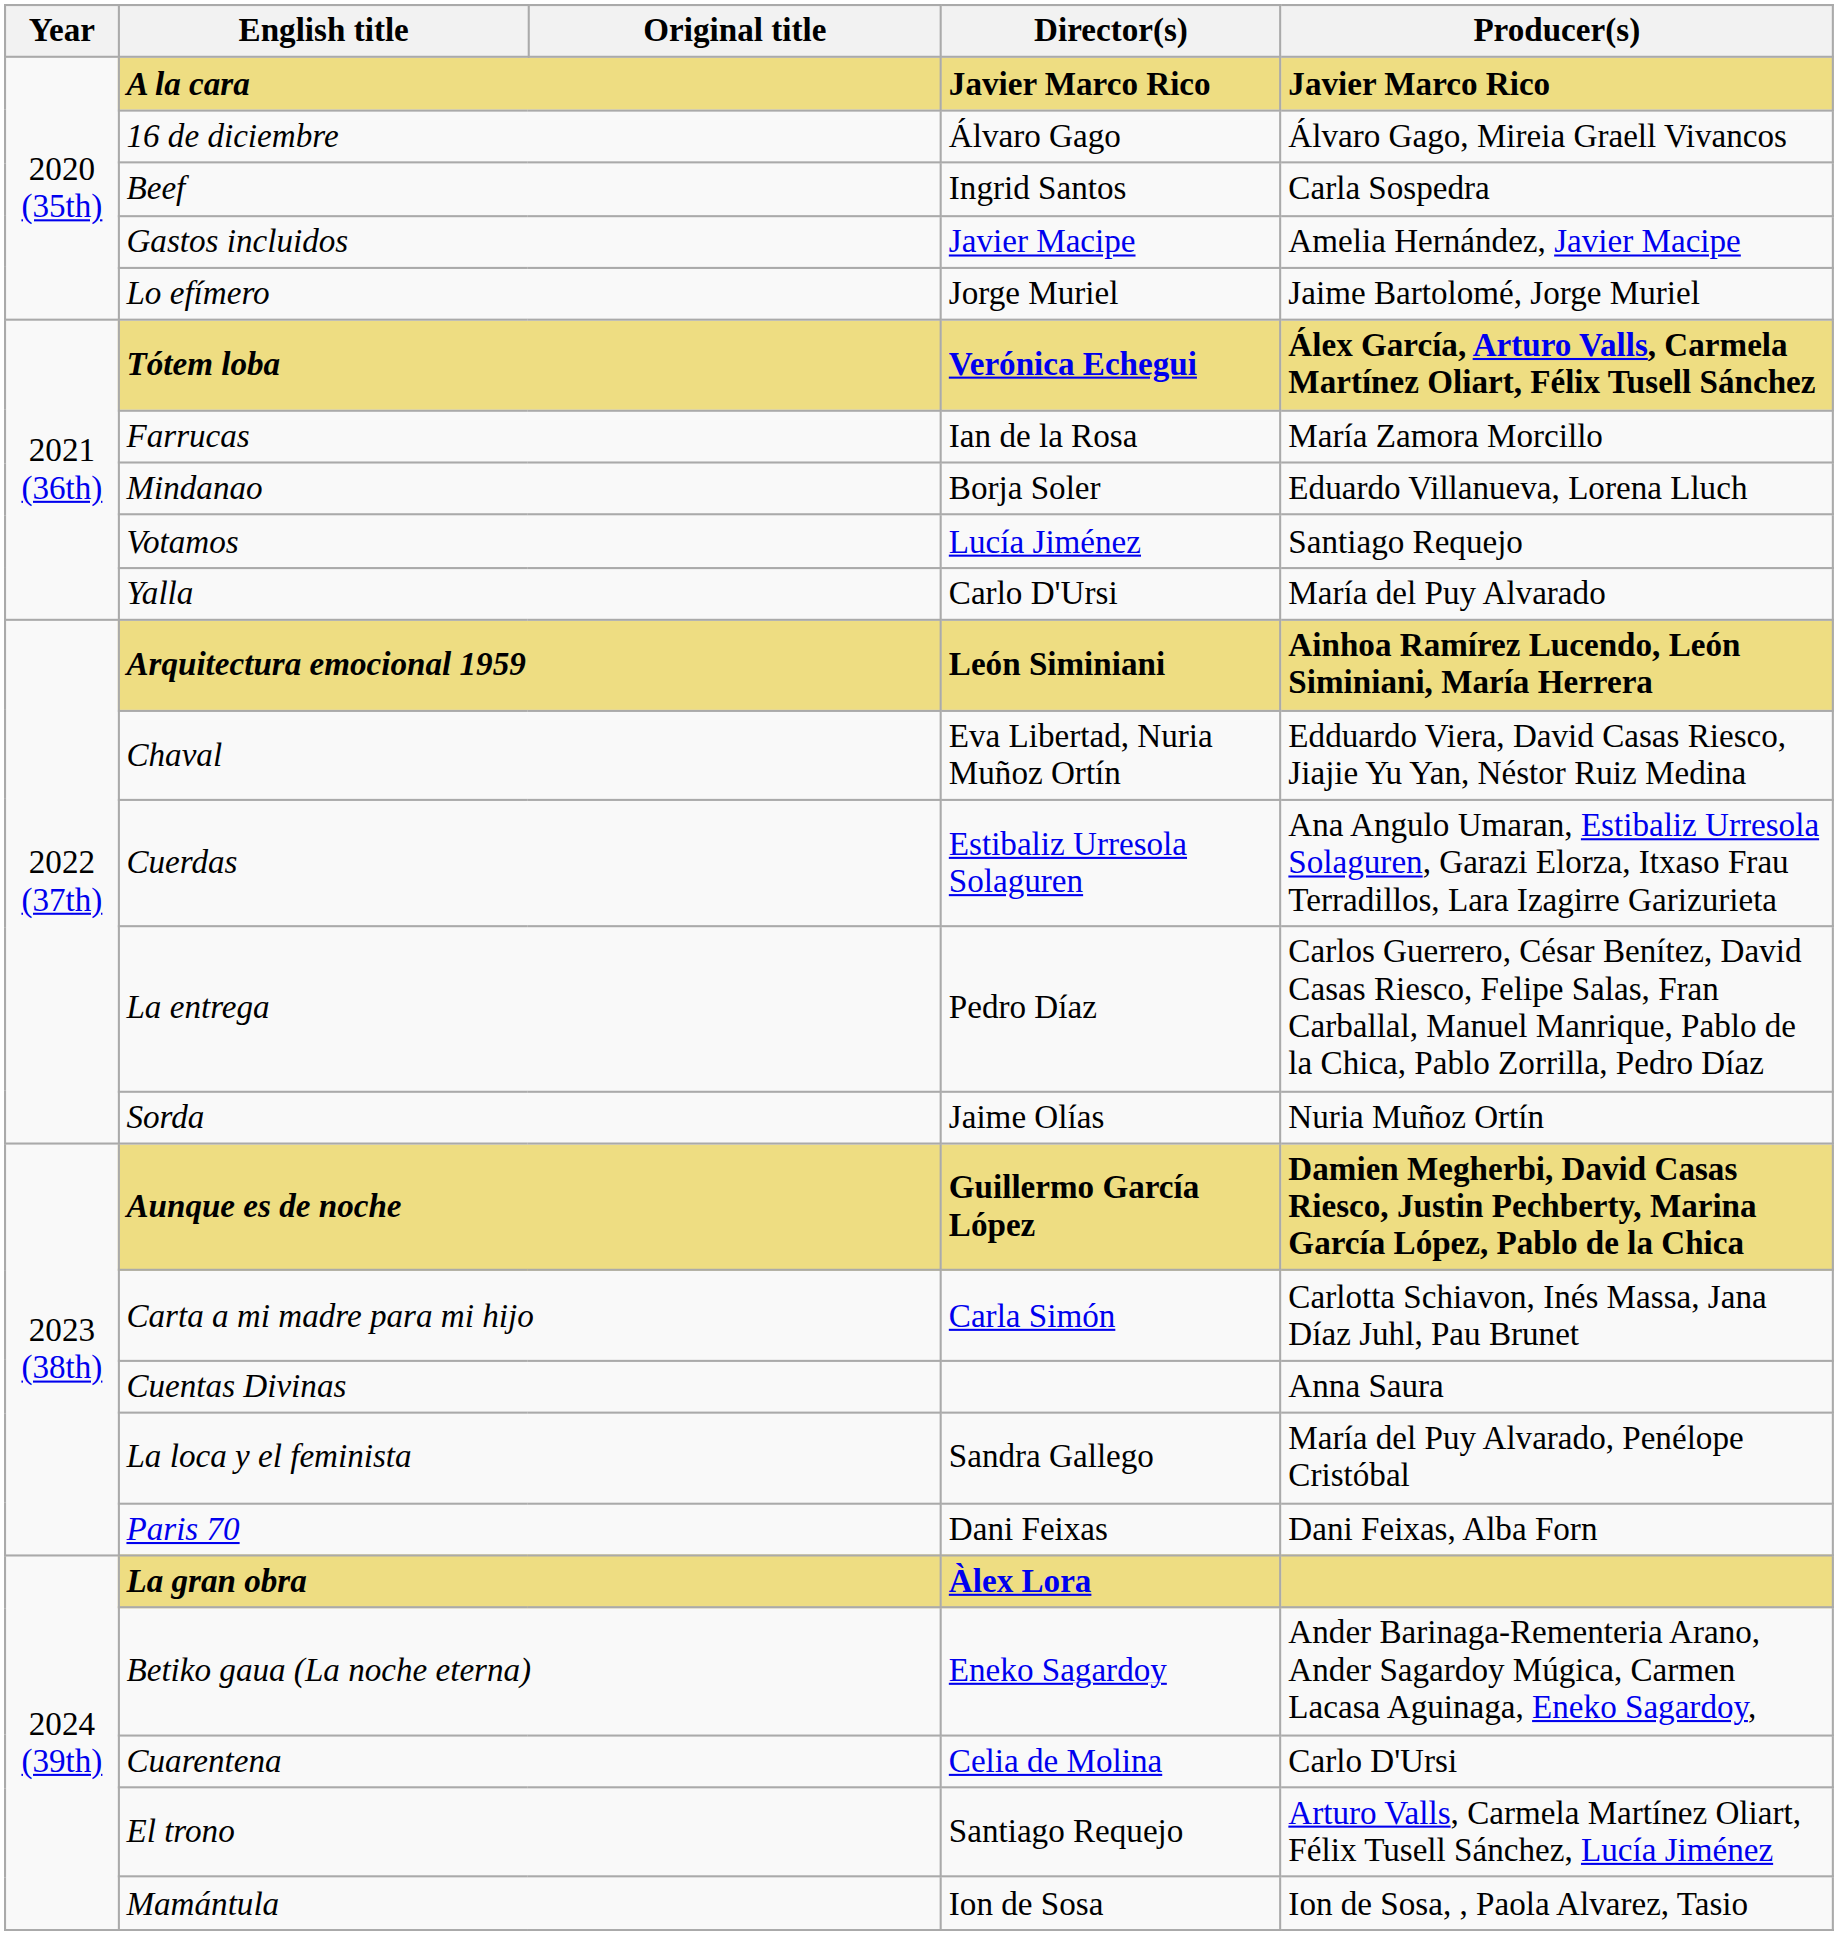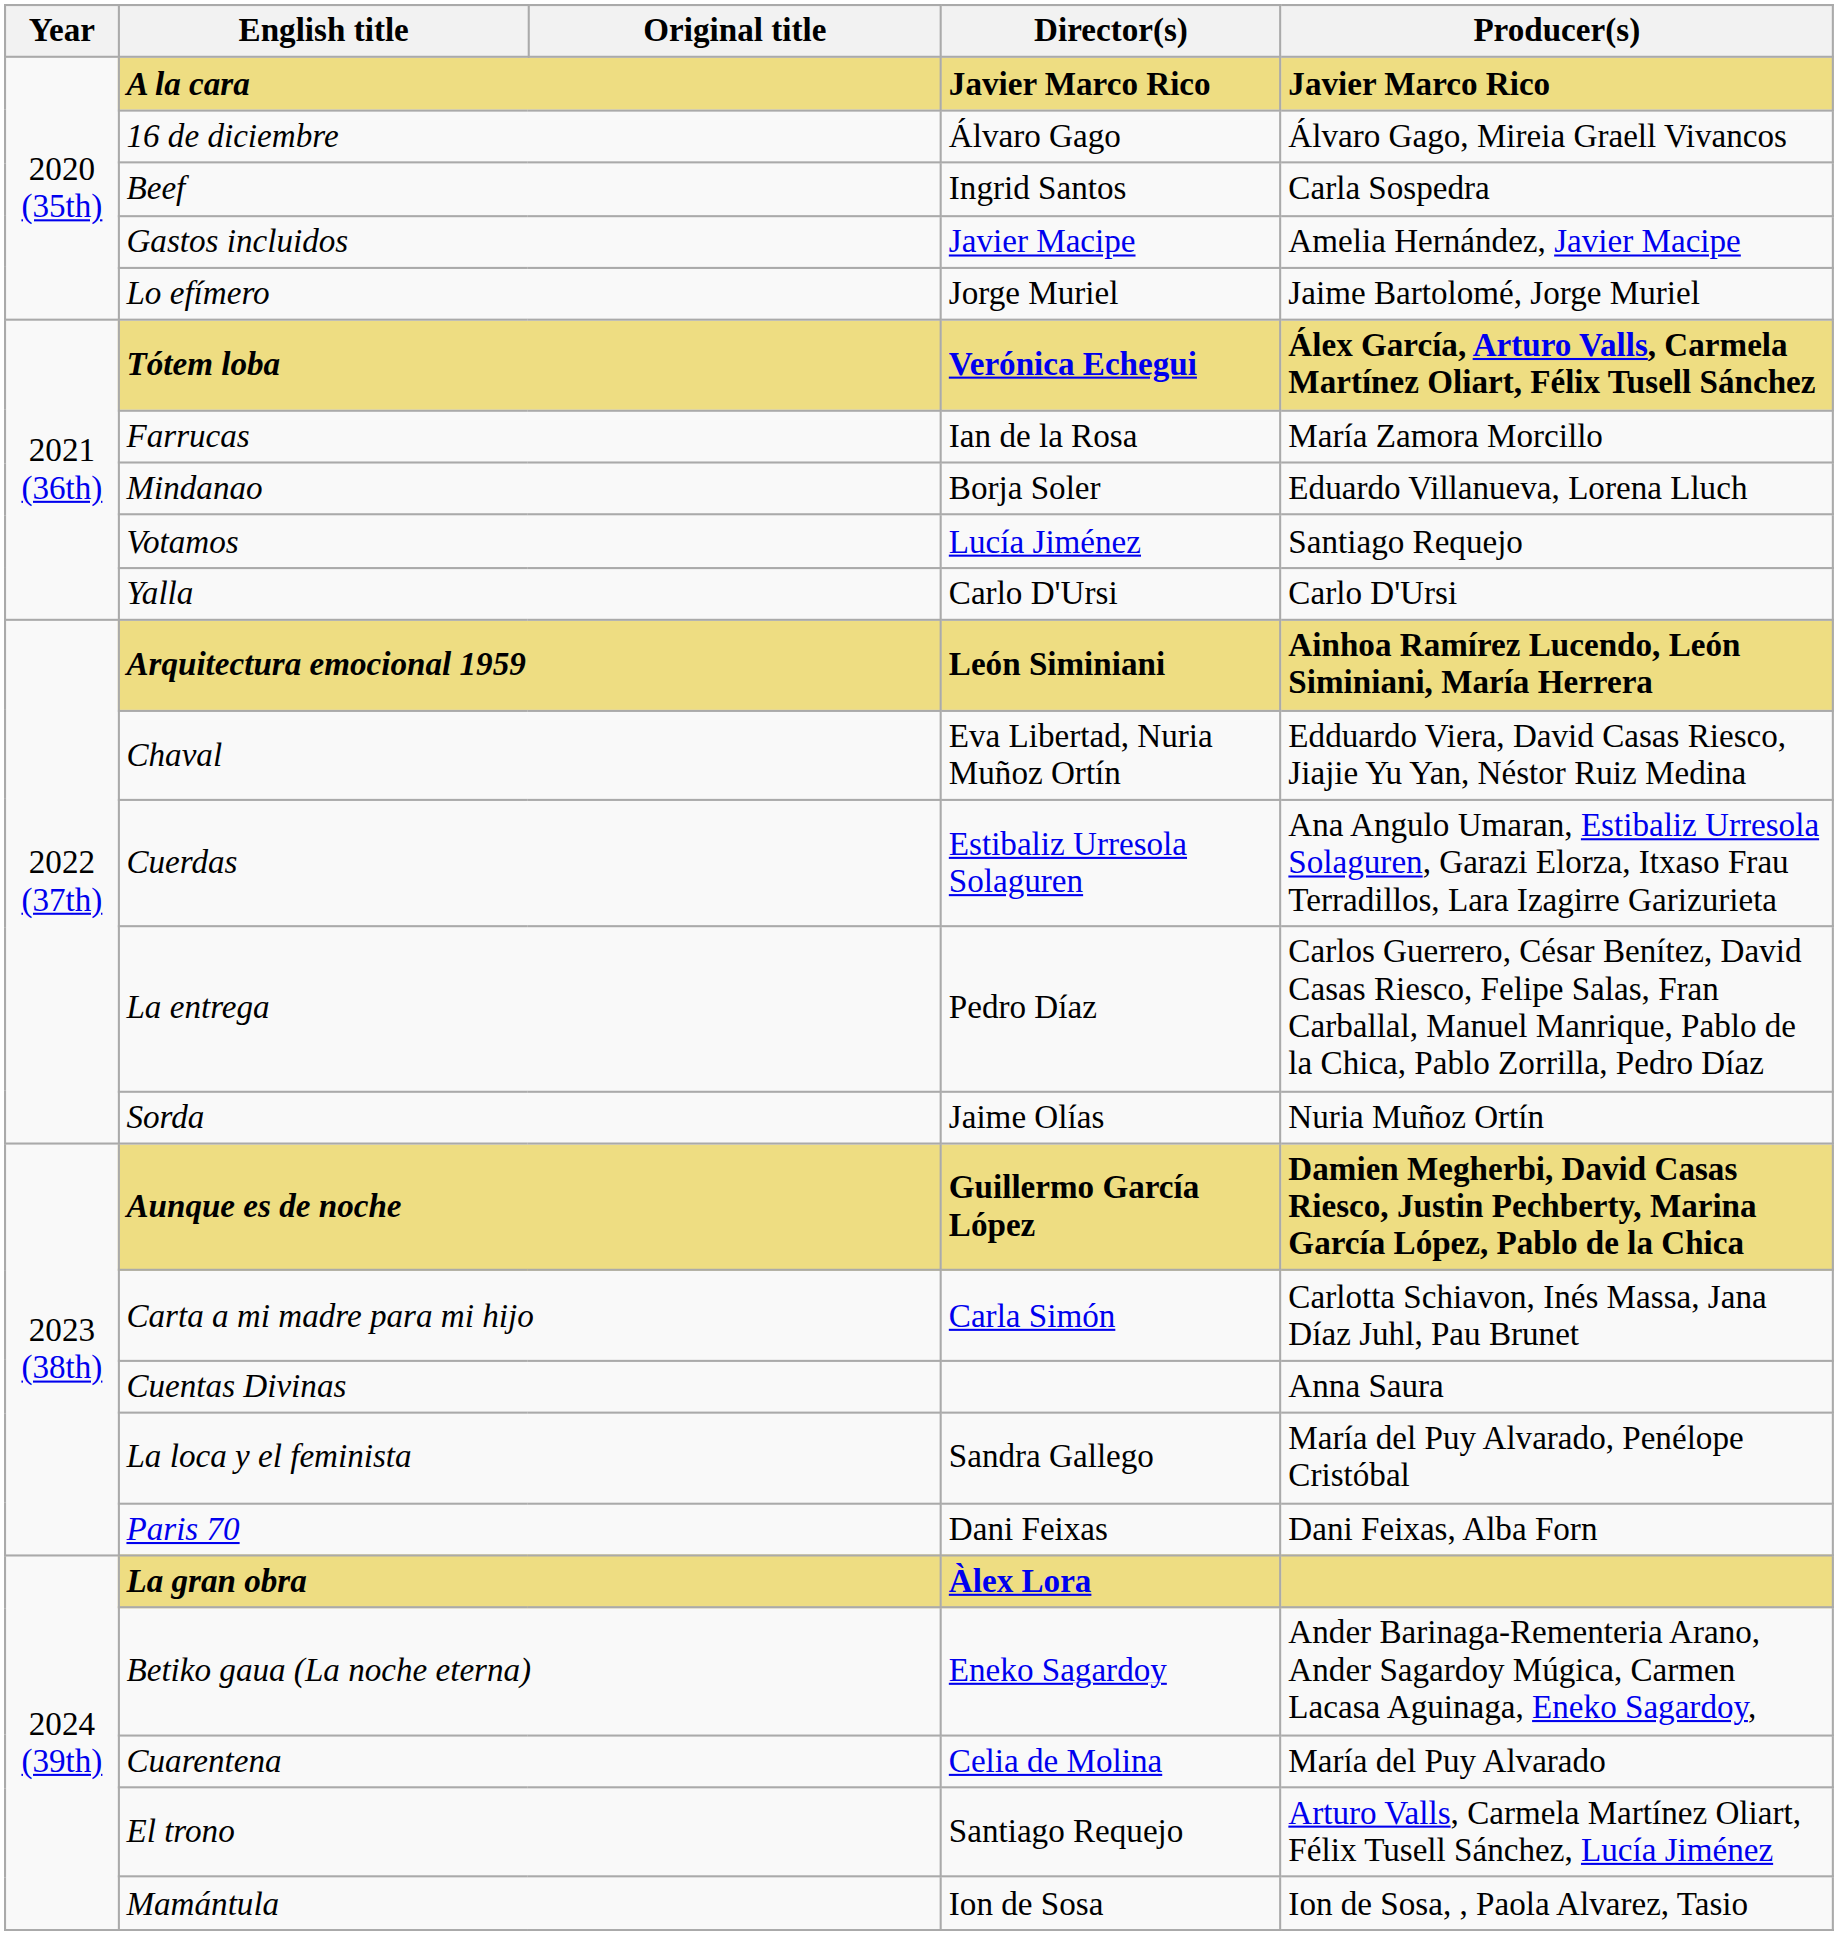(1447, 593) María del Puy Alvarado -> (1373, 593) Carlo D'Ursi
(1373, 1760) Carlo D'Ursi -> (1447, 1760) María del Puy Alvarado
